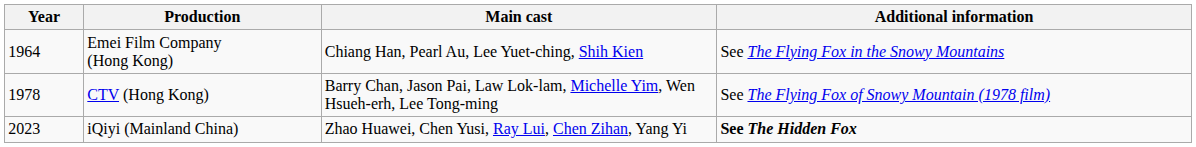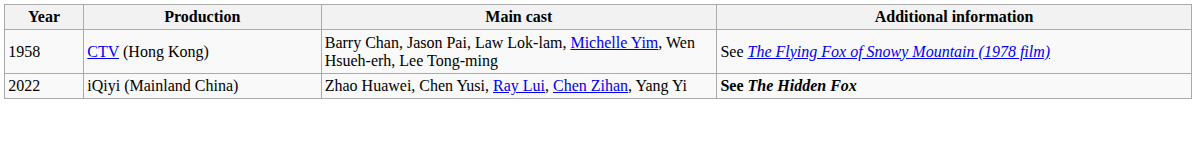- row: (154, 51)
(24, 94) 1978 -> (24, 51) 1958
(24, 129) 2023 -> (24, 85) 2022
